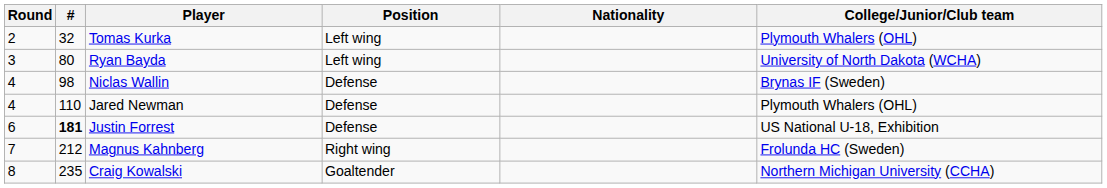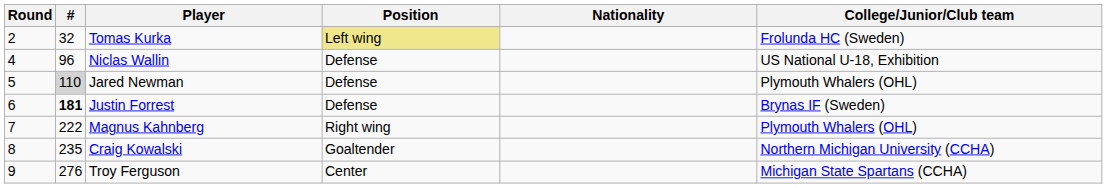(353, 37) no background -> (353, 37) khaki background
(839, 37) Plymouth Whalers (OHL) -> (832, 37) Frolunda HC (Sweden)
- row: (127, 60)
(67, 82) 98 -> (67, 60) 96
(823, 82) Brynas IF (Sweden) -> (850, 60) US National U-18, Exhibition
(12, 104) 4 -> (12, 82) 5
(70, 104) no background -> (70, 82) lightgrey background
(850, 127) US National U-18, Exhibition -> (823, 104) Brynas IF (Sweden)
(71, 149) 212 -> (71, 127) 222
(832, 149) Frolunda HC (Sweden) -> (839, 127) Plymouth Whalers (OHL)
+ row: (134, 171)
